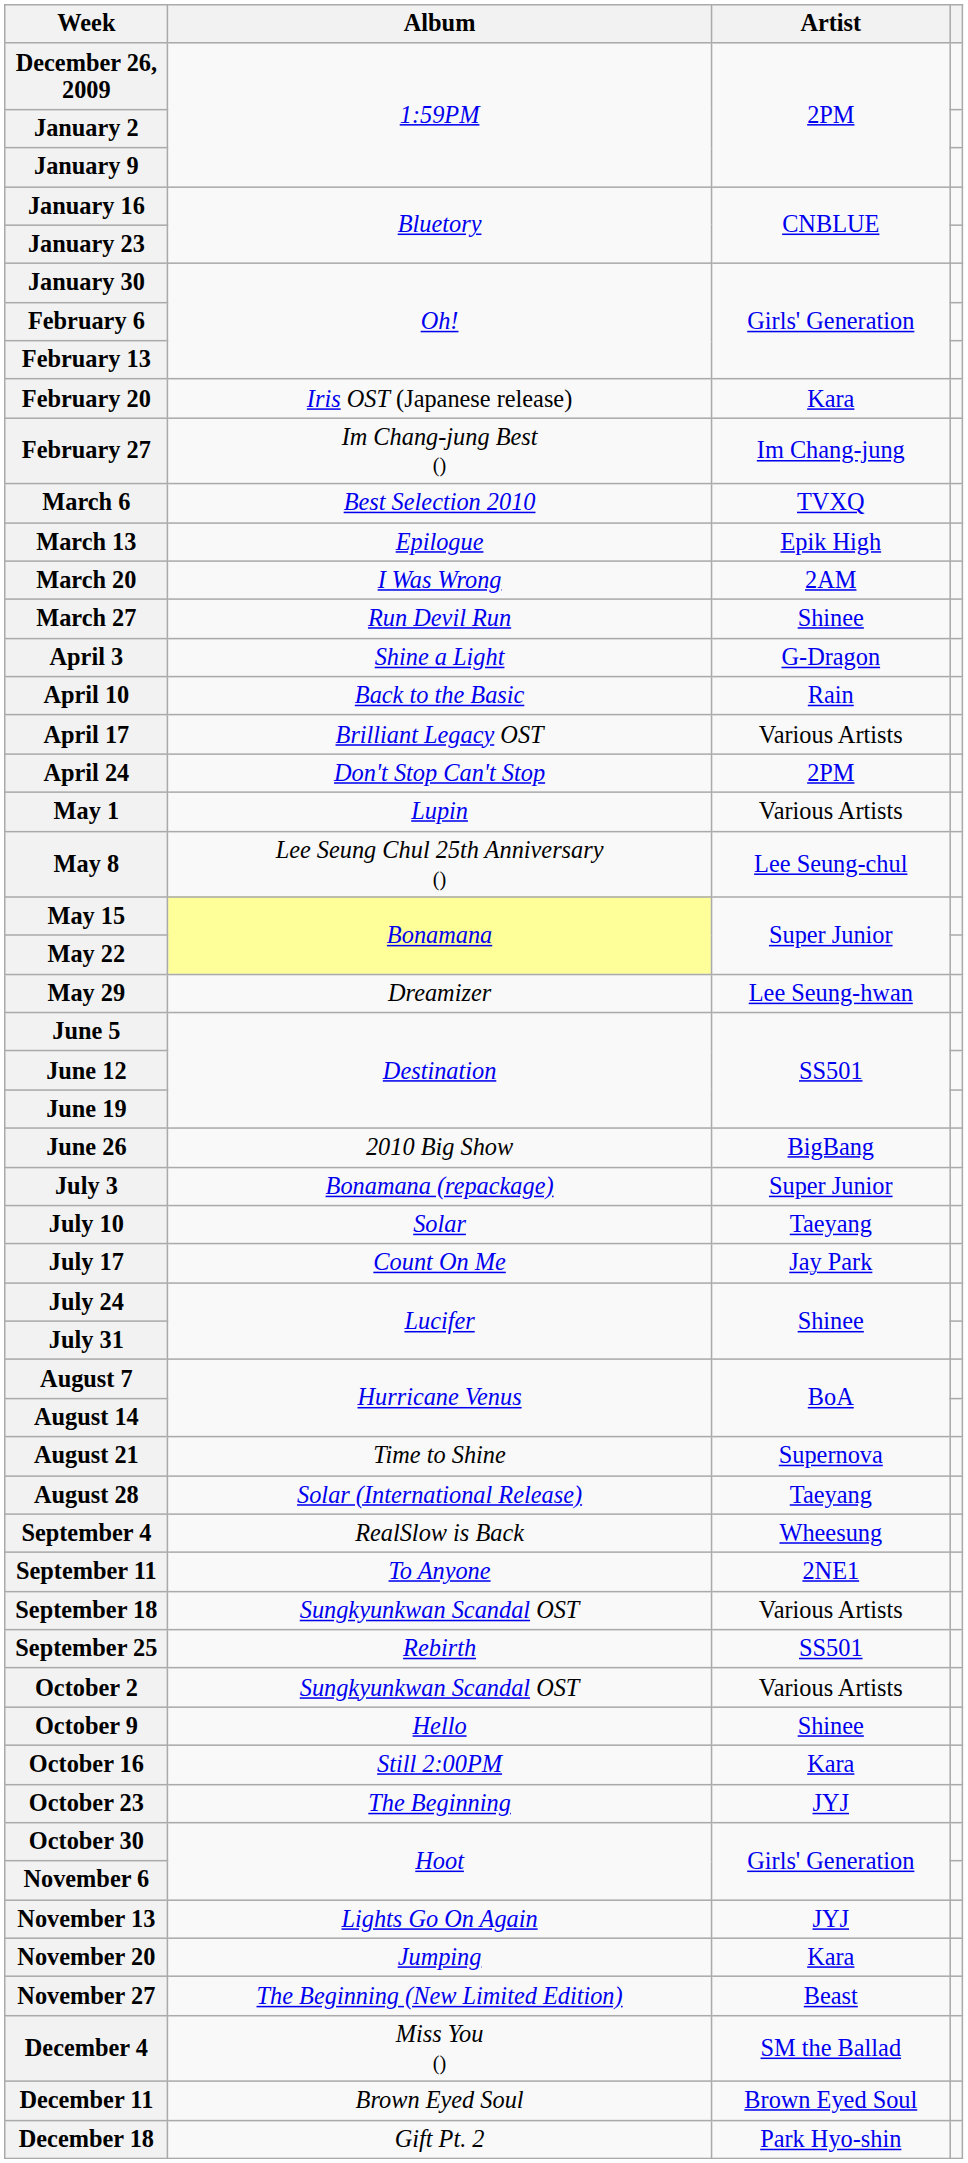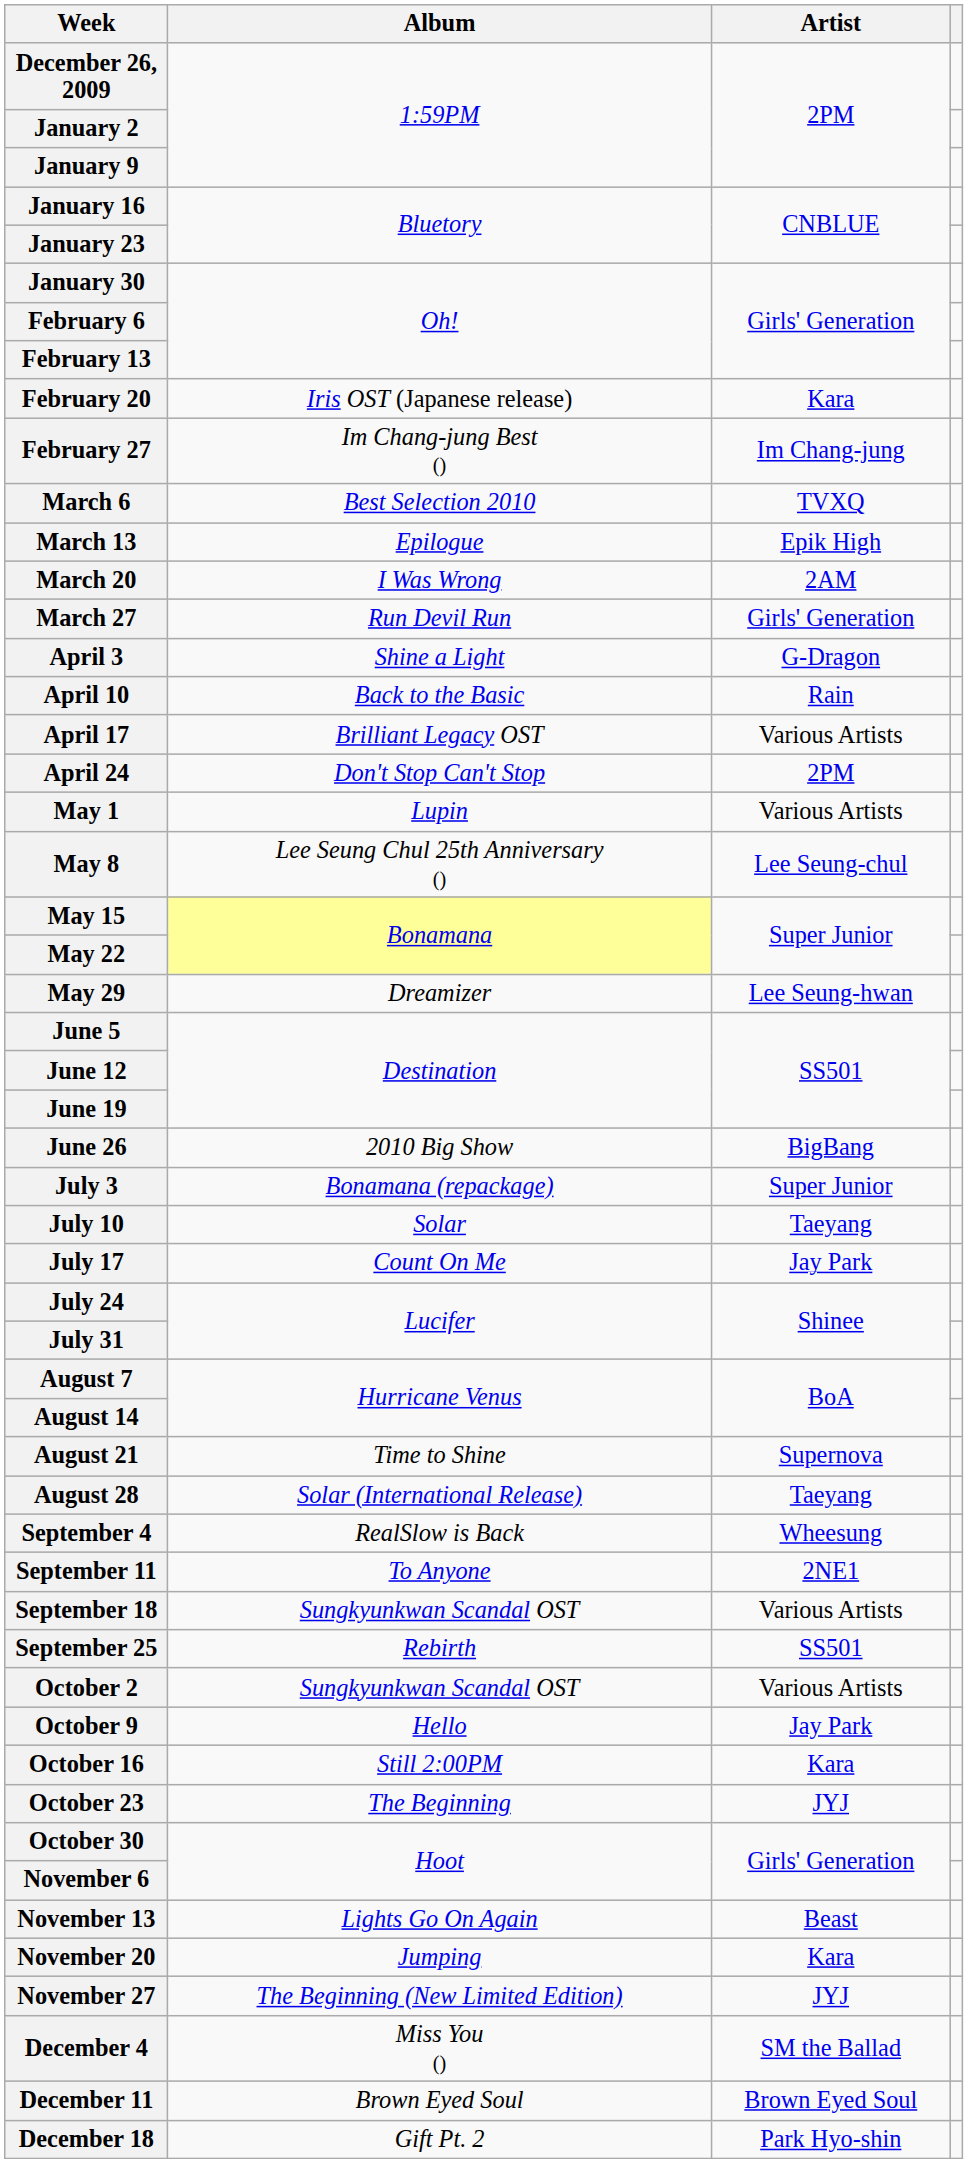(831, 618) Shinee -> (831, 618) Girls' Generation
(831, 1725) Shinee -> (831, 1725) Jay Park
(831, 1918) JYJ -> (831, 1918) Beast
(831, 1995) Beast -> (831, 1995) JYJ
